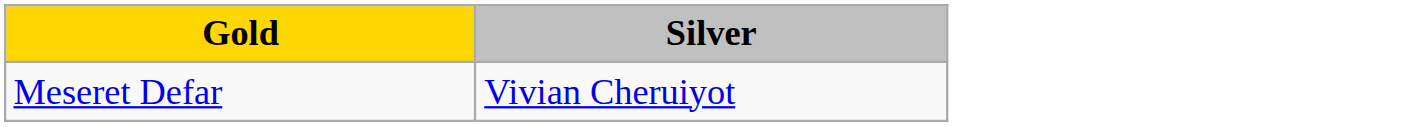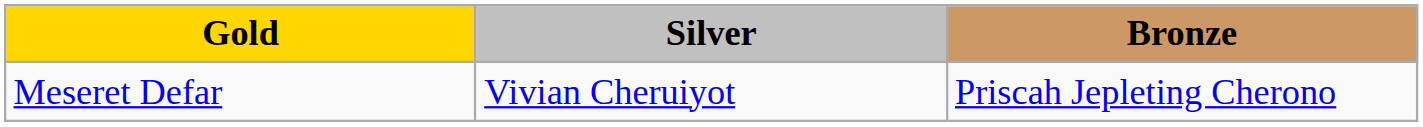+ column: (1182, 33)
